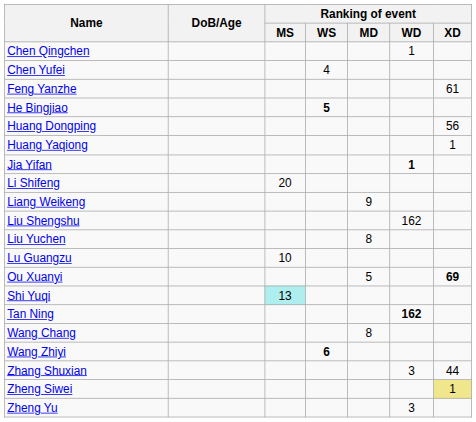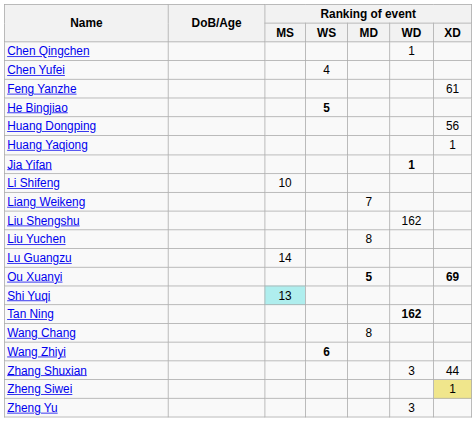(285, 183) 20 -> (285, 183) 10
(369, 202) 9 -> (369, 202) 7
(285, 258) 10 -> (285, 258) 14
(369, 277) normal -> (369, 277) bold
